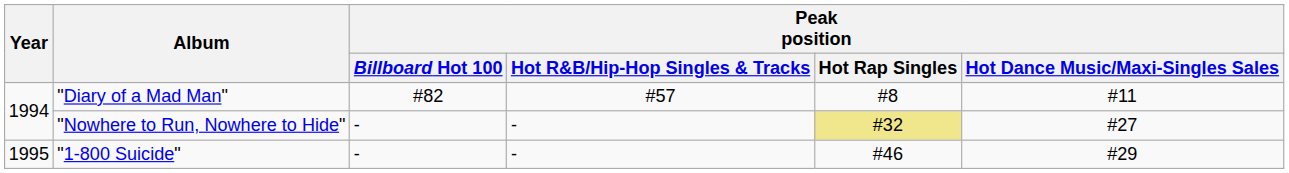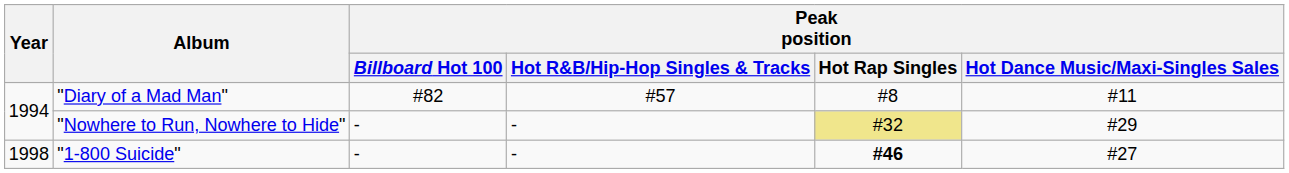(1122, 125) #27 -> (1122, 125) #29
(29, 153) 1995 -> (29, 153) 1998
(888, 153) normal -> (888, 153) bold
(1122, 153) #29 -> (1122, 153) #27
